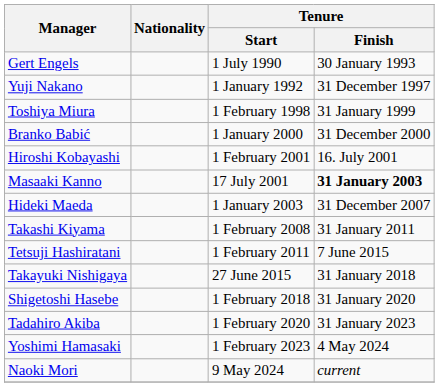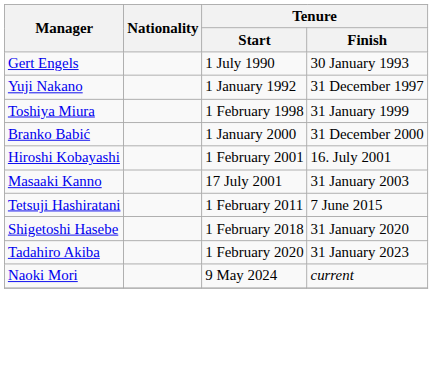(370, 181) bold -> (360, 181) normal
- row: (50, 205)
- row: (56, 228)
- row: (68, 275)
- row: (64, 346)
